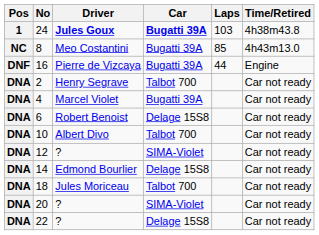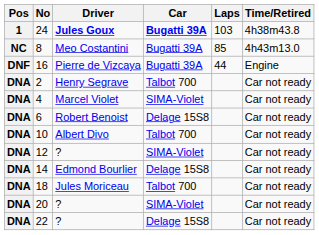(174, 100) Bugatti 39A -> (175, 100) SIMA-Violet
